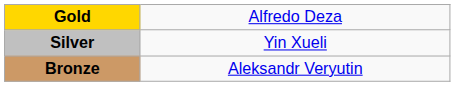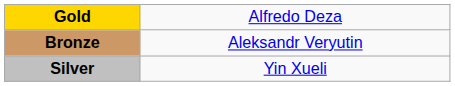rows swapped: (72, 42) <-> (72, 68)
